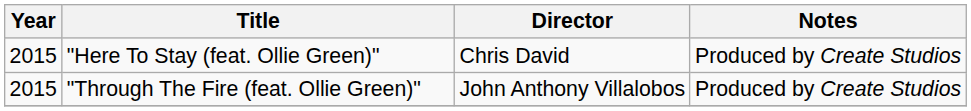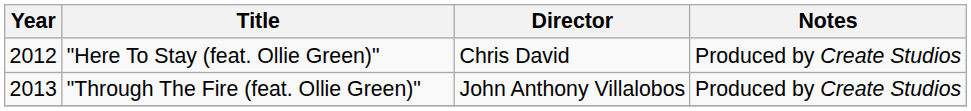(33, 55) 2015 -> (33, 55) 2012
(33, 88) 2015 -> (33, 88) 2013
